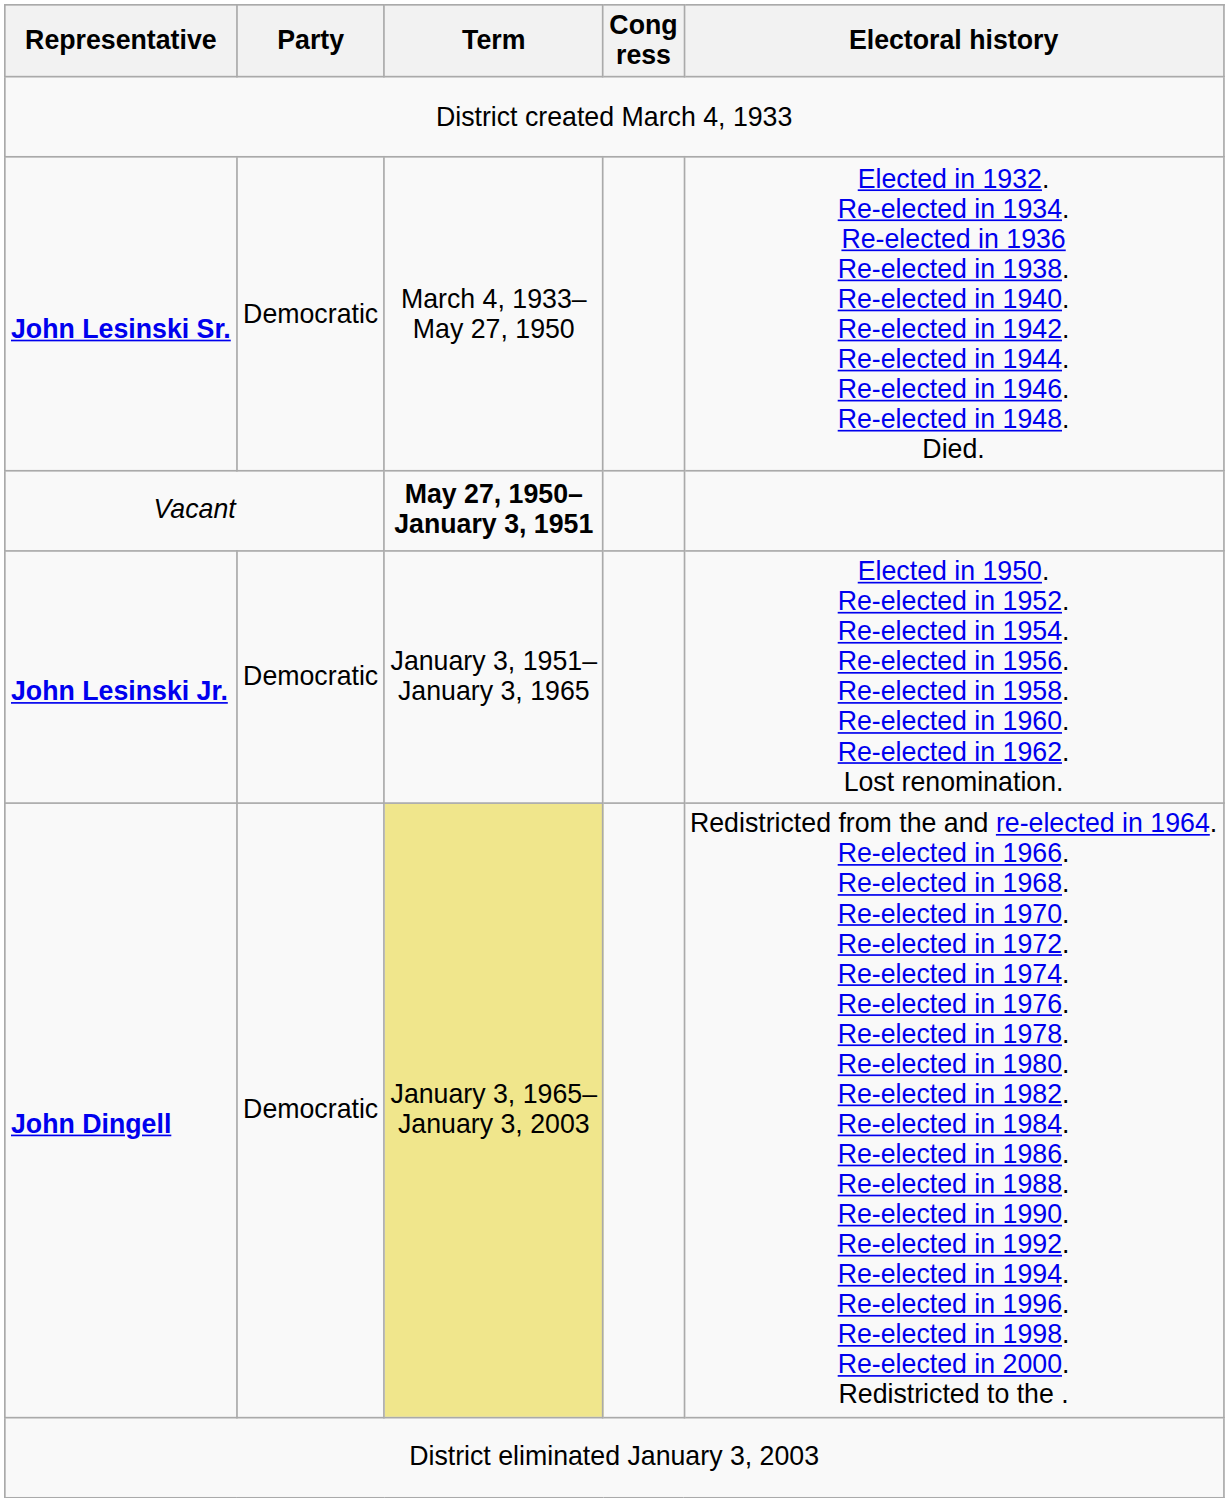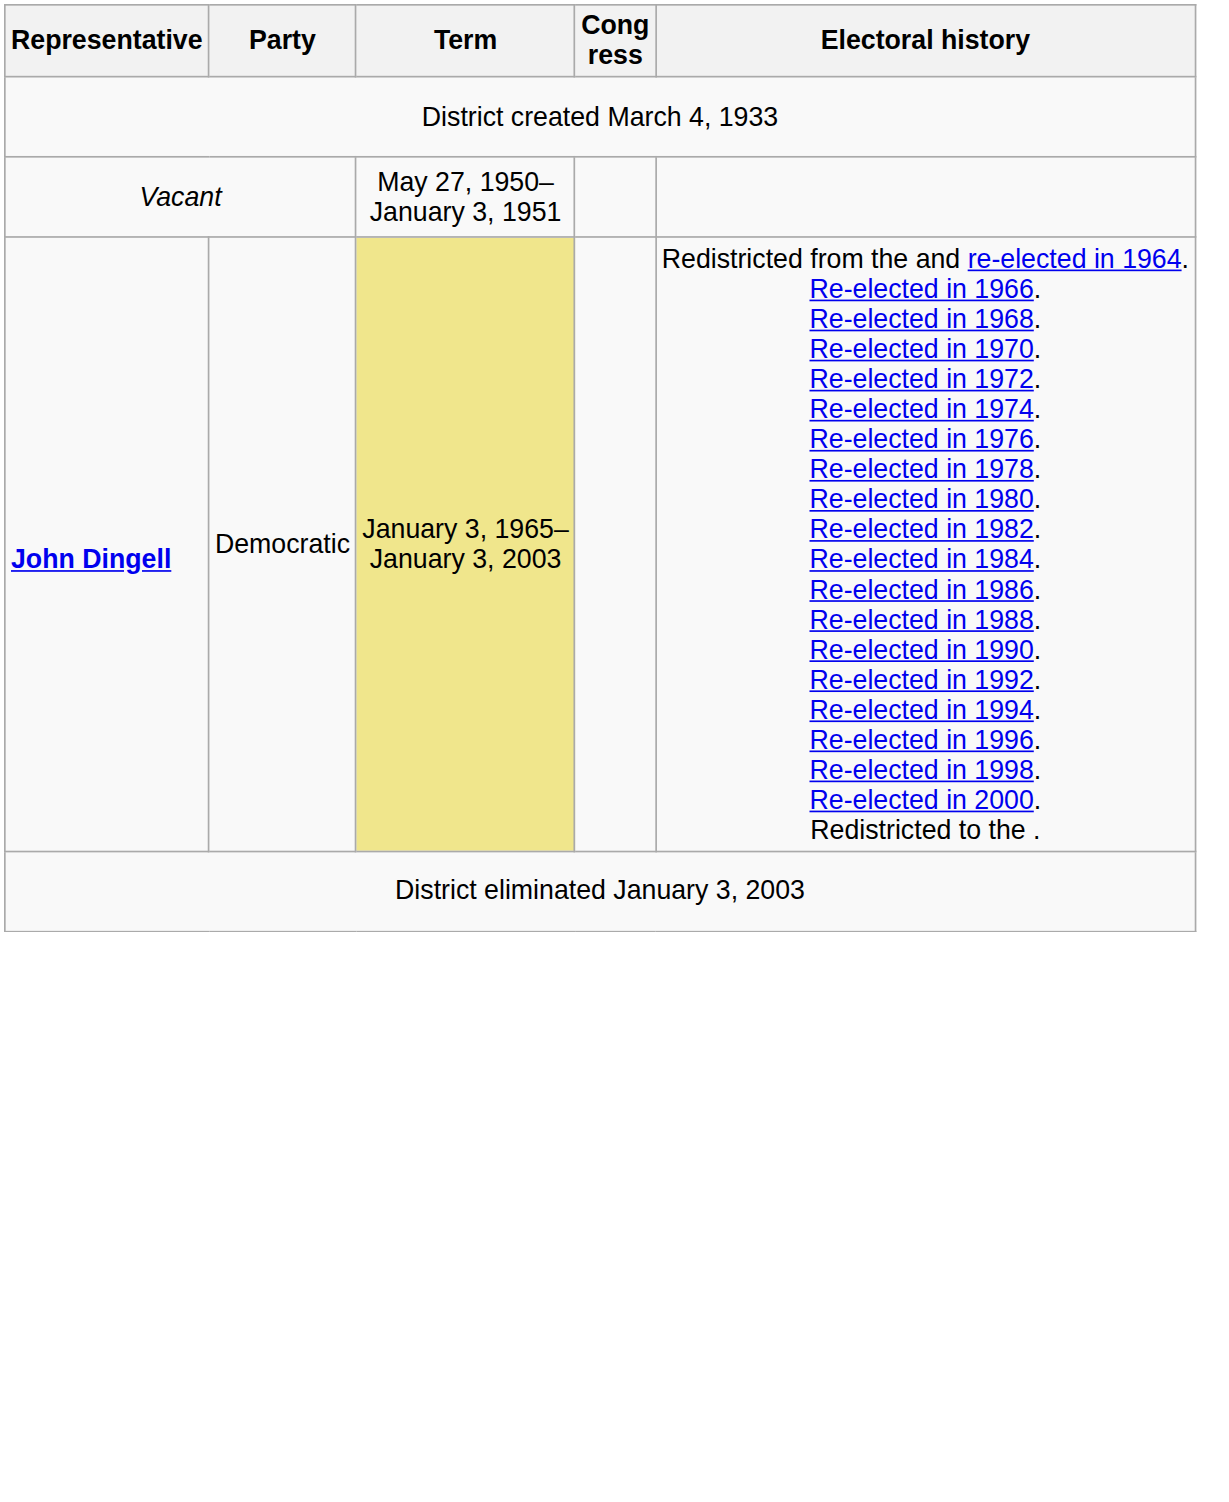- row: (121, 328)
(494, 510) bold -> (466, 197) normal
- row: (119, 691)
